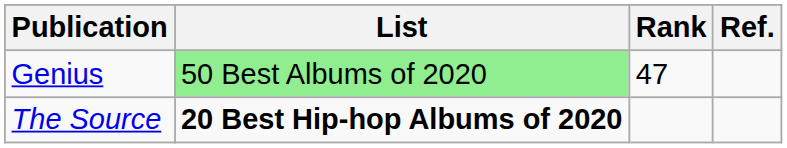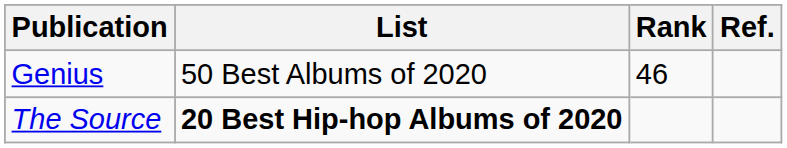(334, 73) lightgreen background -> (334, 73) no background
(652, 73) 47 -> (652, 73) 46
